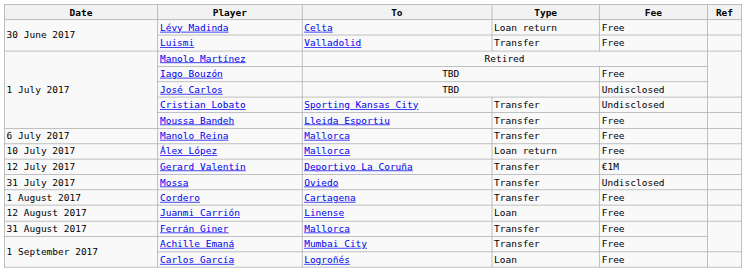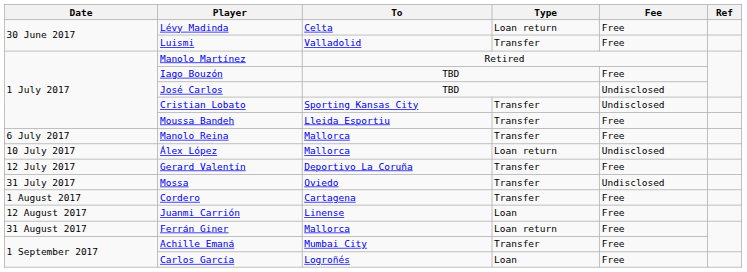(613, 151) Free -> (633, 151) Undisclosed
(610, 167) €1M -> (613, 167) Free
(517, 229) Transfer -> (525, 229) Loan return
